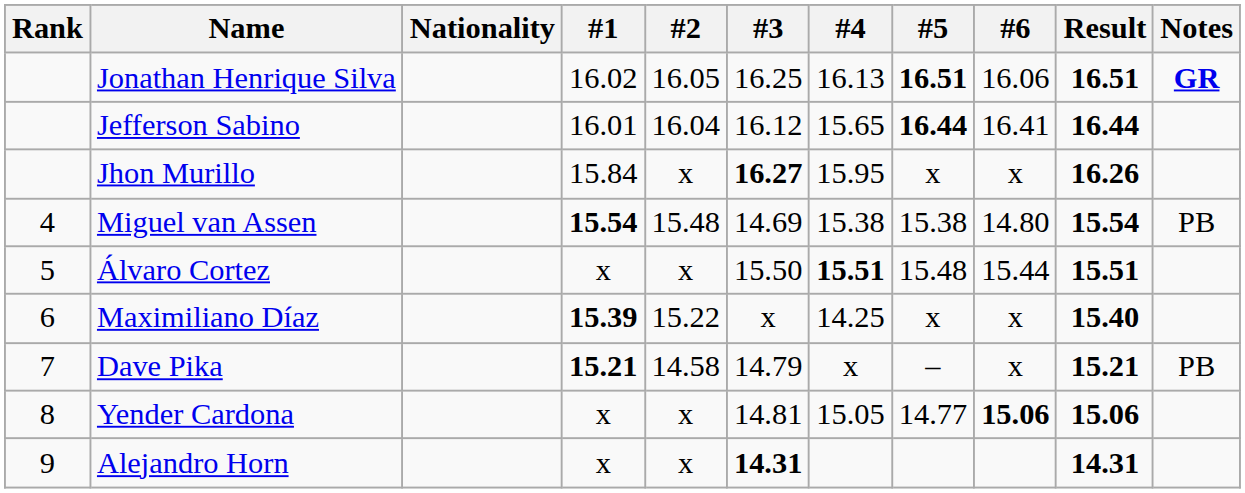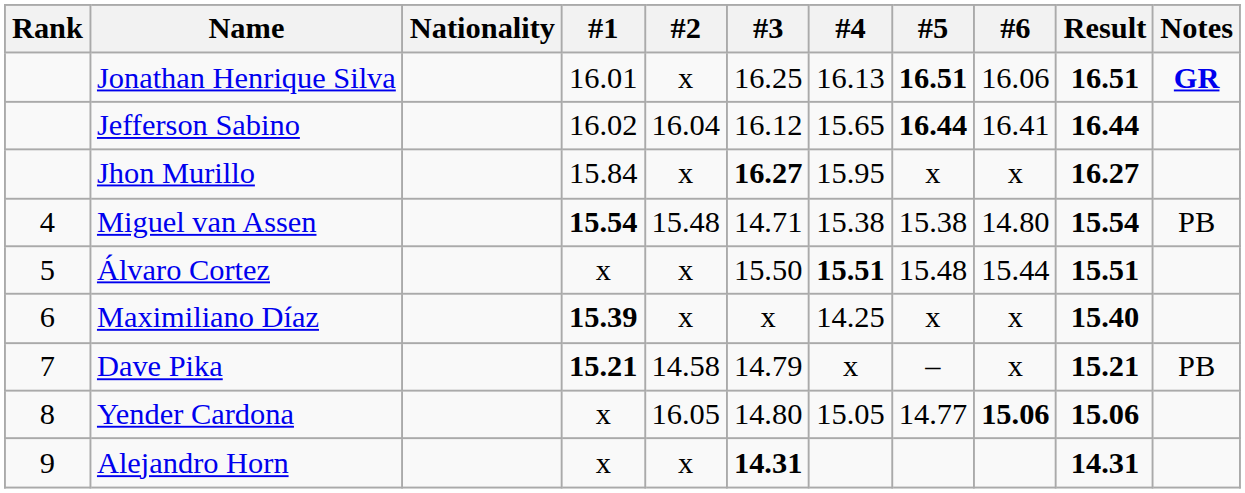(603, 76) 16.02 -> (603, 76) 16.01
(686, 76) 16.05 -> (686, 76) x
(603, 125) 16.01 -> (603, 125) 16.02
(1105, 173) 16.26 -> (1105, 173) 16.27
(768, 221) 14.69 -> (768, 221) 14.71
(686, 317) 15.22 -> (686, 317) x
(686, 414) x -> (686, 414) 16.05
(768, 414) 14.81 -> (768, 414) 14.80
